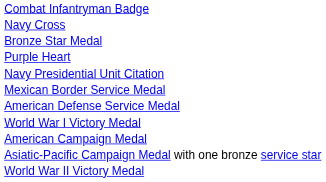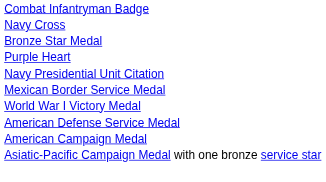rows swapped: (72, 122) <-> (92, 106)
- row: (74, 171)
